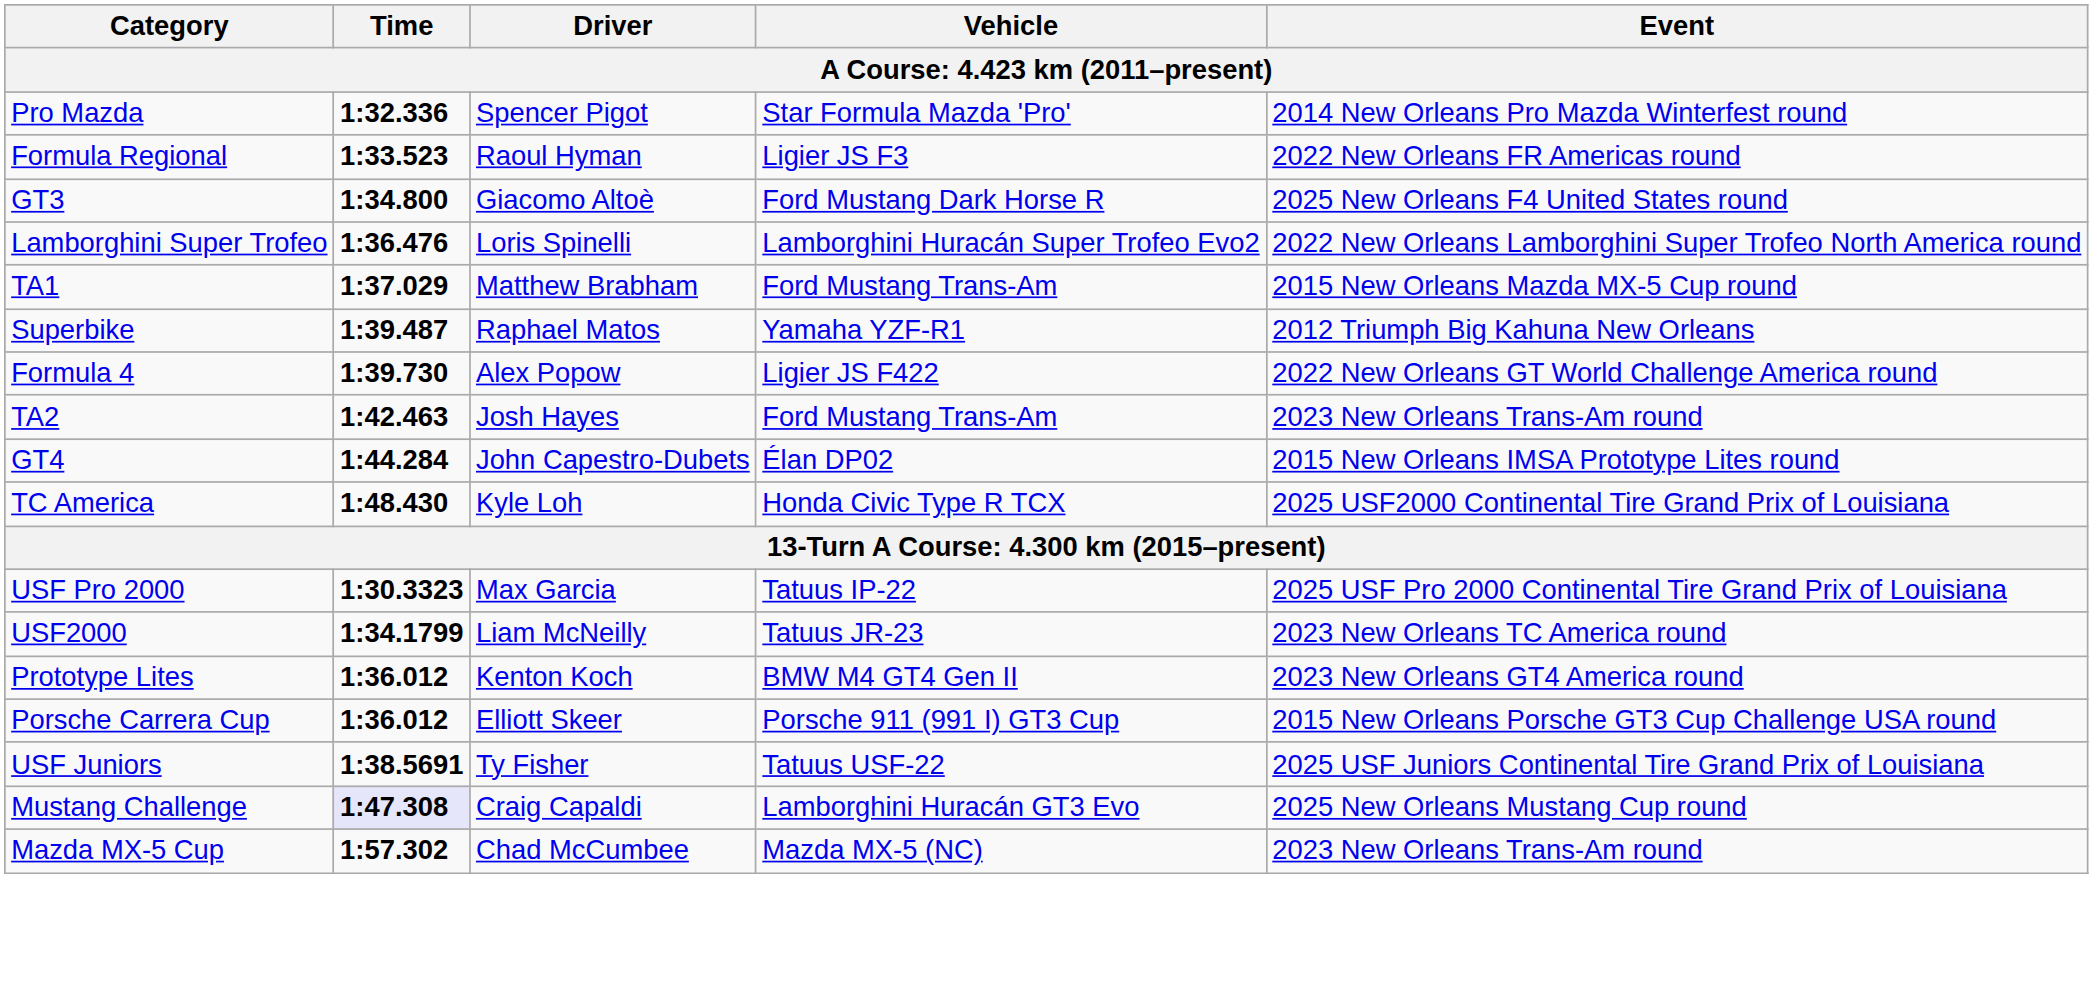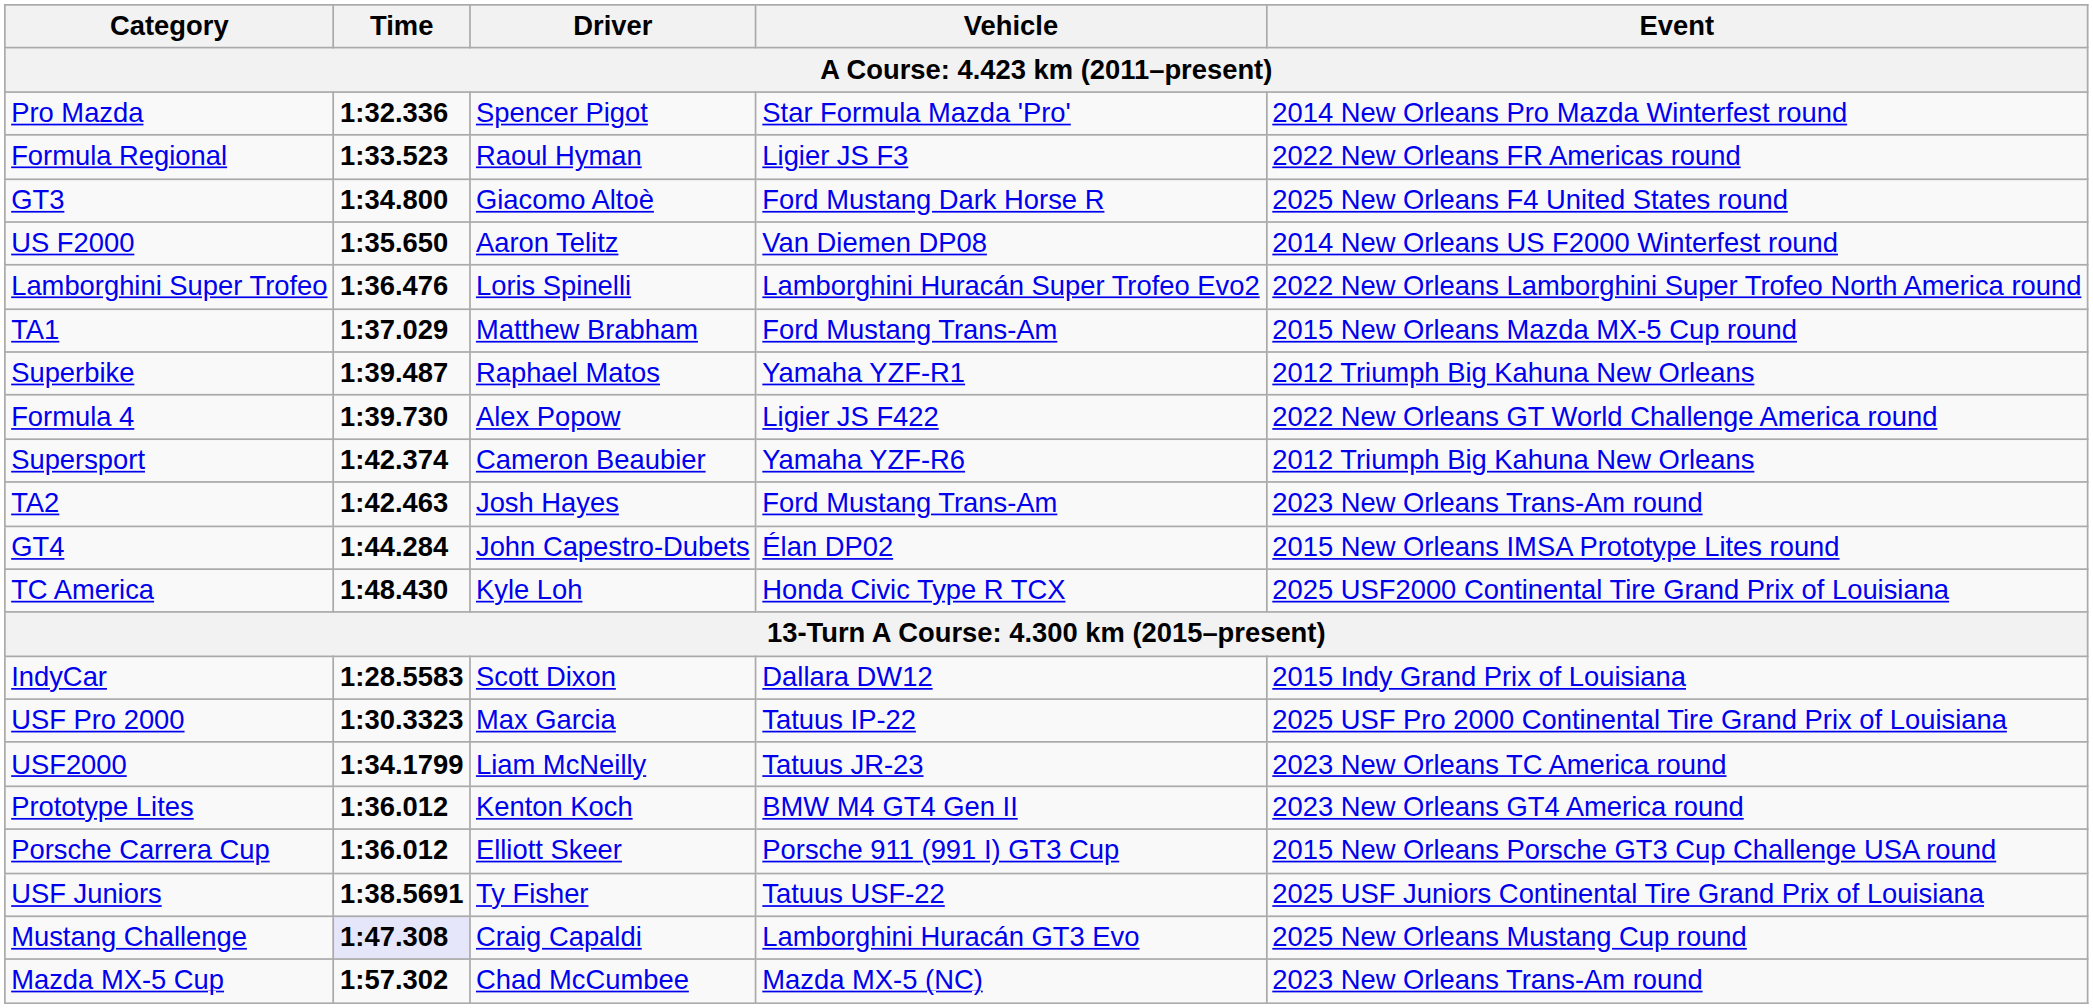+ row: (73, 243)
+ row: (78, 460)
+ row: (59, 677)
